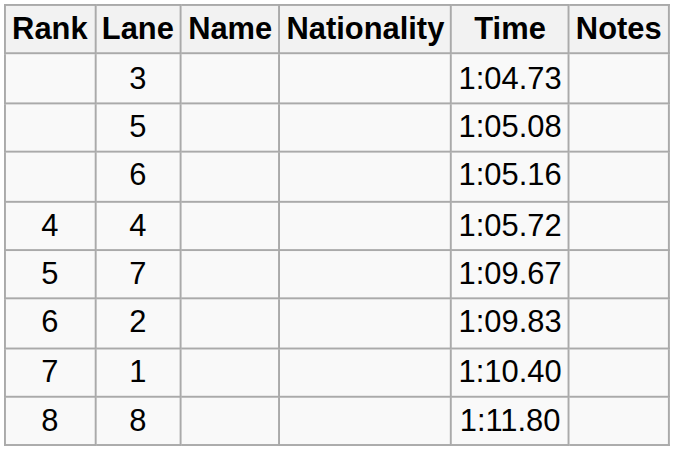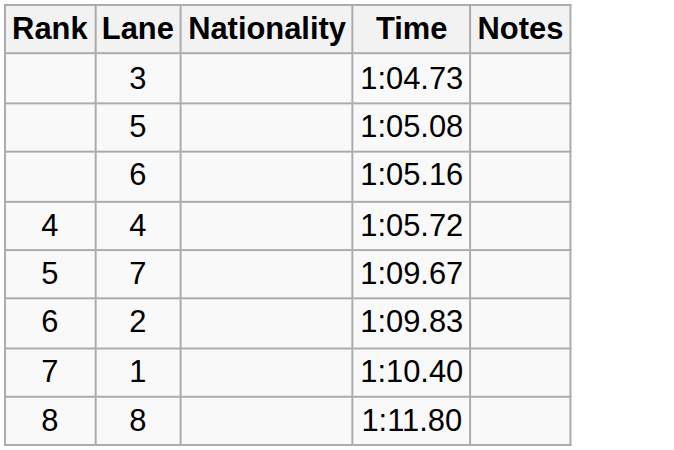- column: (230, 28)
